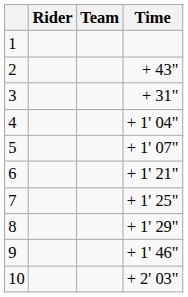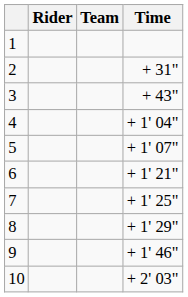(160, 69) + 43" -> (160, 69) + 31"
(160, 95) + 31" -> (160, 95) + 43"
